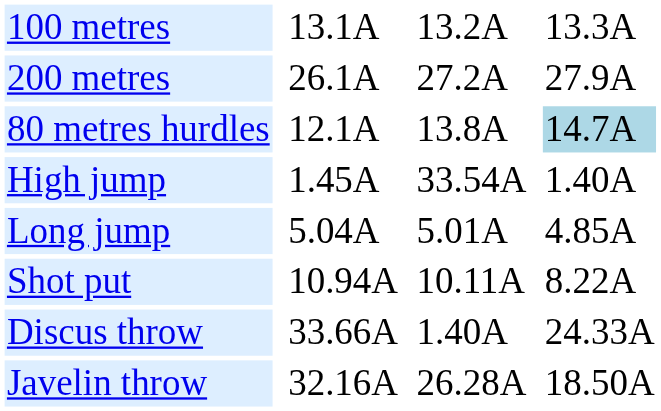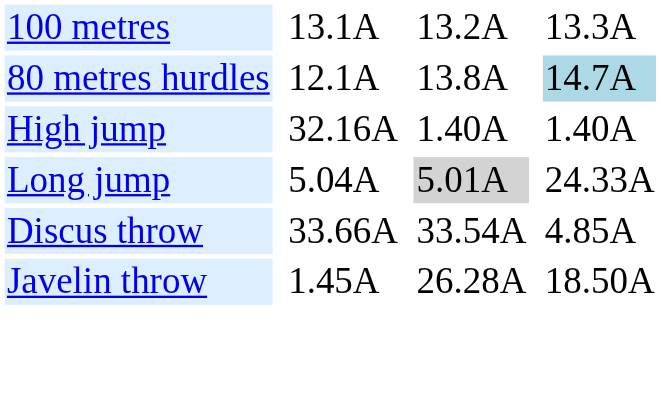- row: (89, 77)
(334, 179) 1.45A -> (343, 128) 32.16A
(471, 179) 33.54A -> (462, 128) 1.40A
(462, 230) no background -> (462, 179) lightgrey background
(591, 230) 4.85A -> (600, 179) 24.33A
- row: (69, 281)
(462, 331) 1.40A -> (471, 230) 33.54A
(600, 331) 24.33A -> (591, 230) 4.85A
(343, 382) 32.16A -> (334, 281) 1.45A
